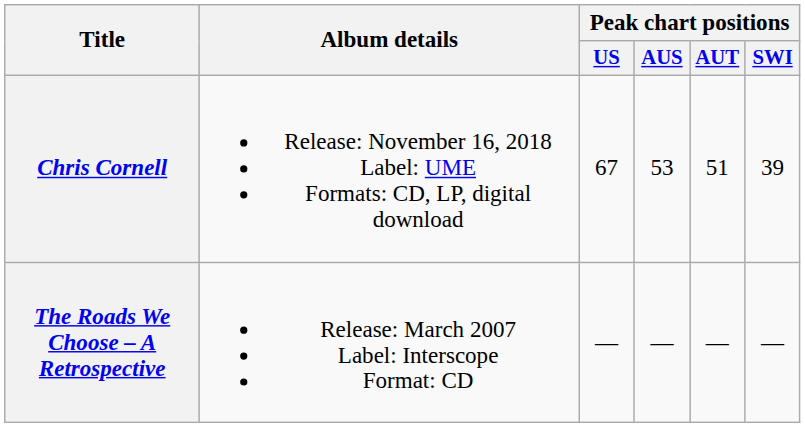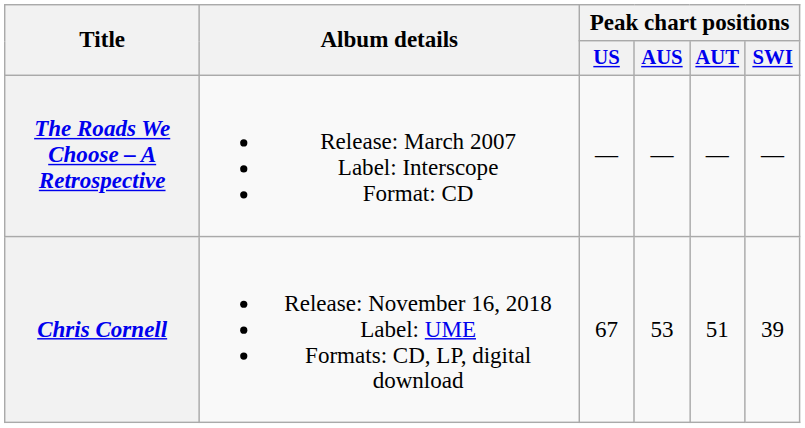rows swapped: (102, 341) <-> (102, 168)
